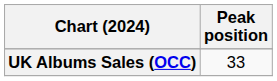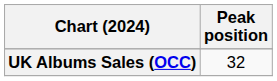(236, 62) 33 -> (236, 62) 32
